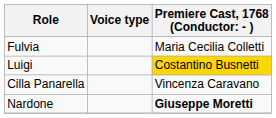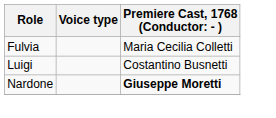(207, 65) gold background -> (175, 65) no background
- row: (46, 84)
